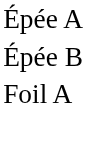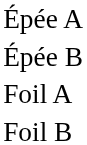+ row: (38, 132)
